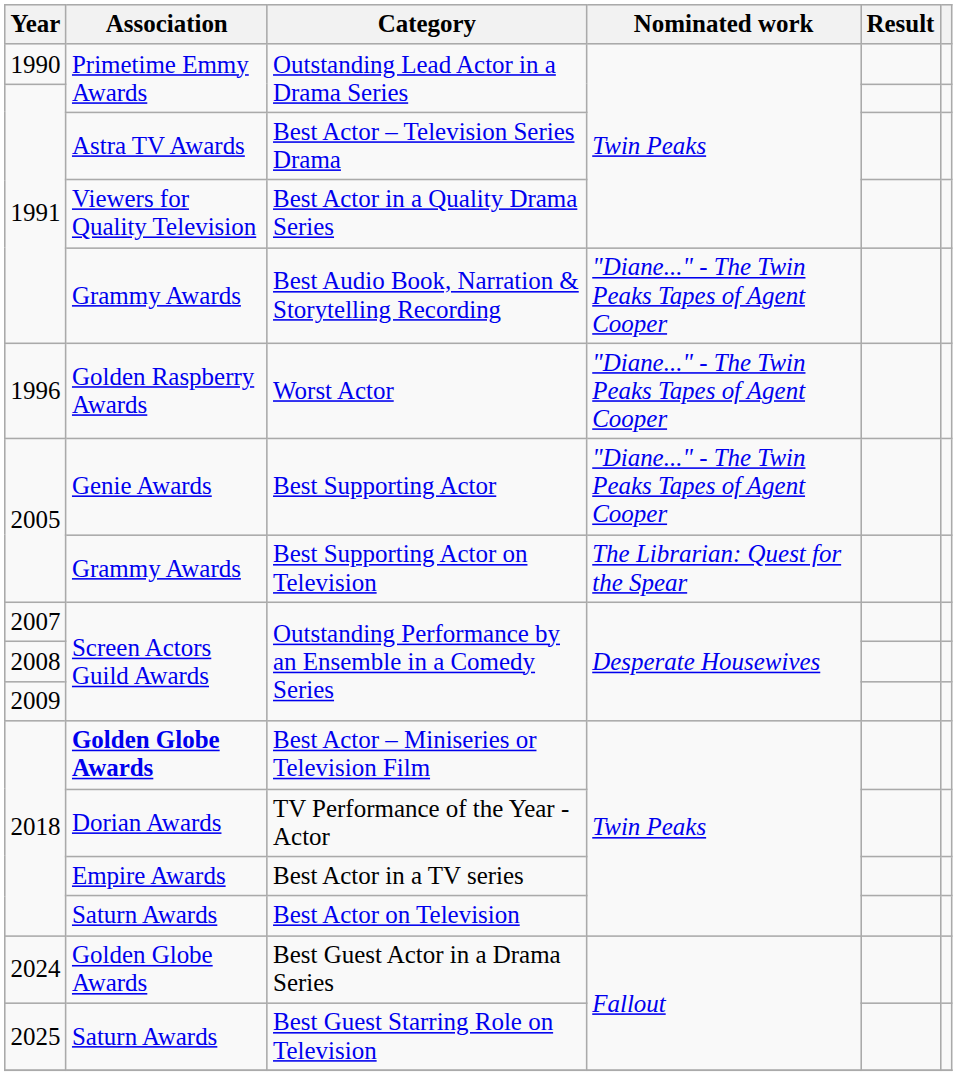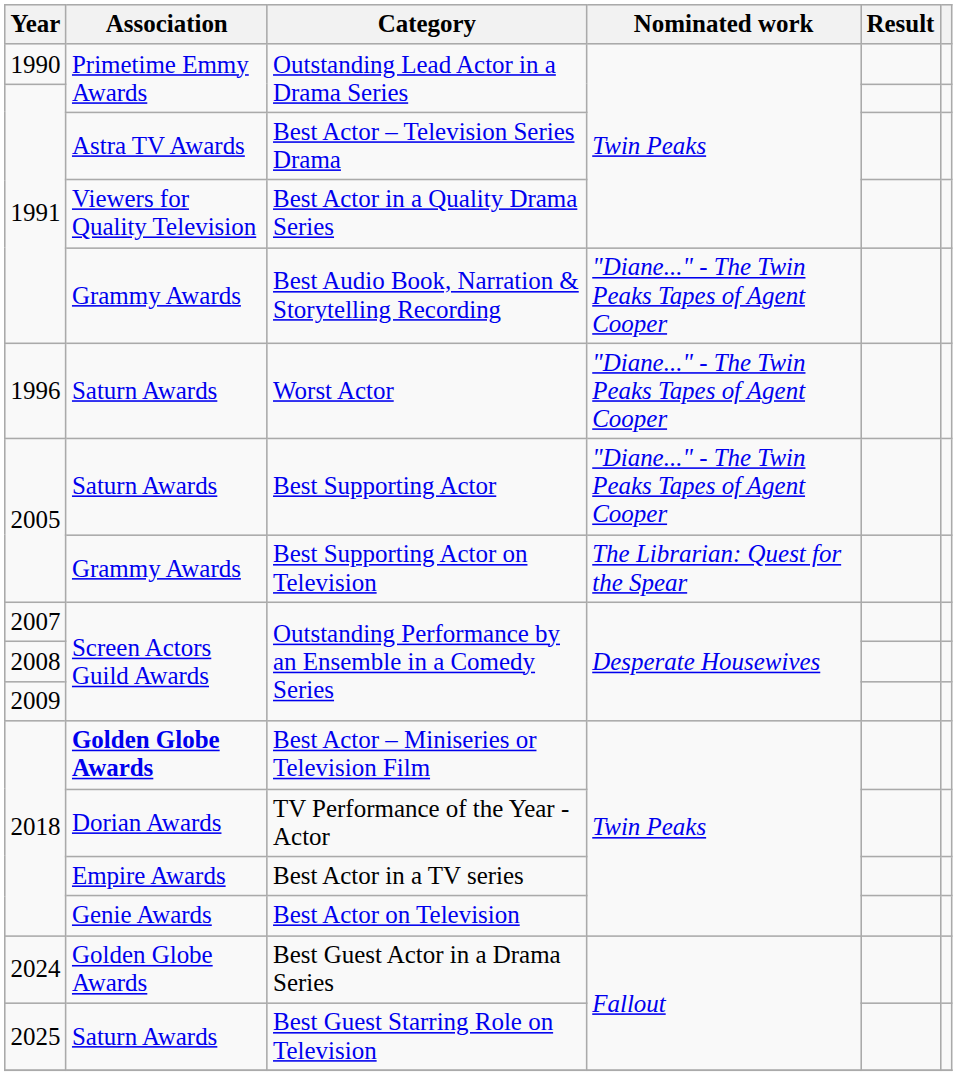(163, 390) Golden Raspberry Awards -> (145, 390) Saturn Awards
(142, 486) Genie Awards -> (145, 486) Saturn Awards
(145, 915) Saturn Awards -> (142, 915) Genie Awards
